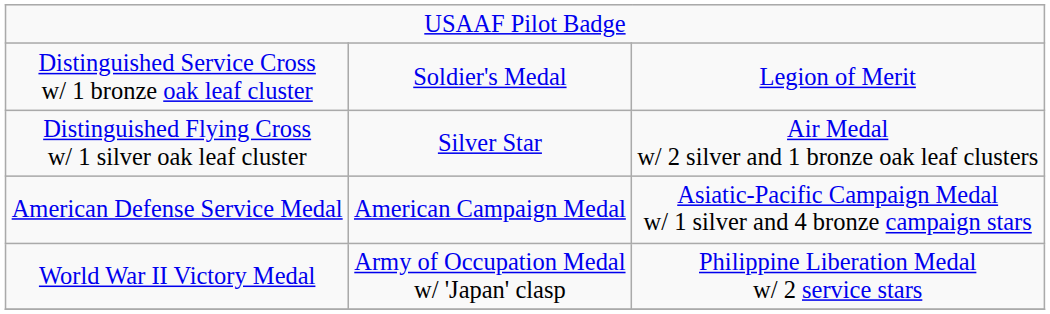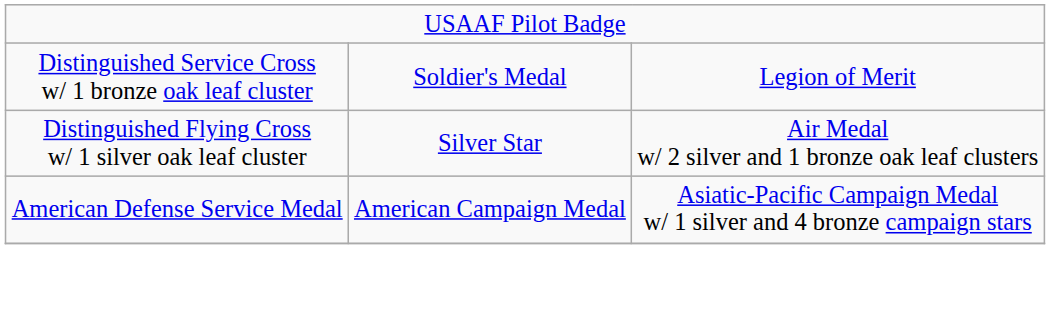- row: (177, 275)
